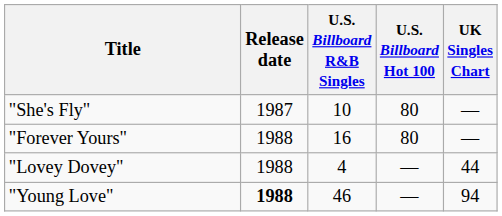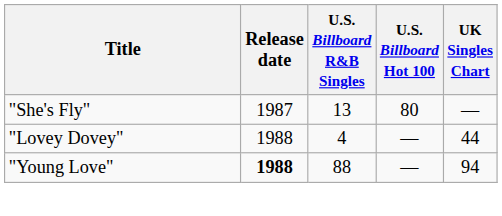(342, 109) 10 -> (342, 109) 13
- row: (68, 138)
(342, 196) 46 -> (342, 167) 88
